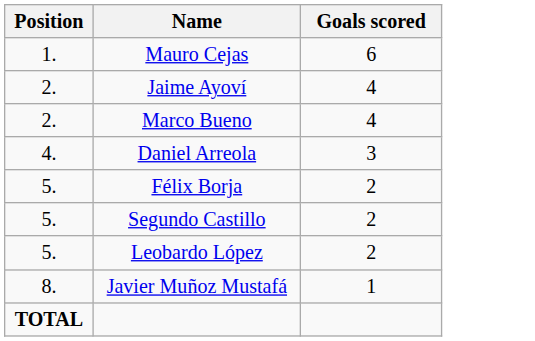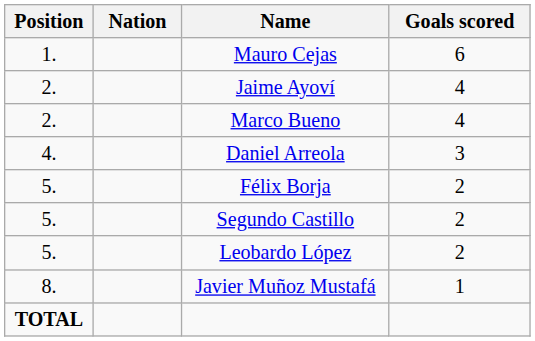+ column: (137, 21)
